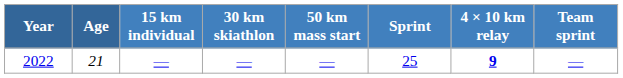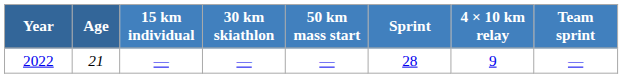(410, 60) 25 -> (410, 60) 28
(493, 60) bold -> (493, 60) normal
